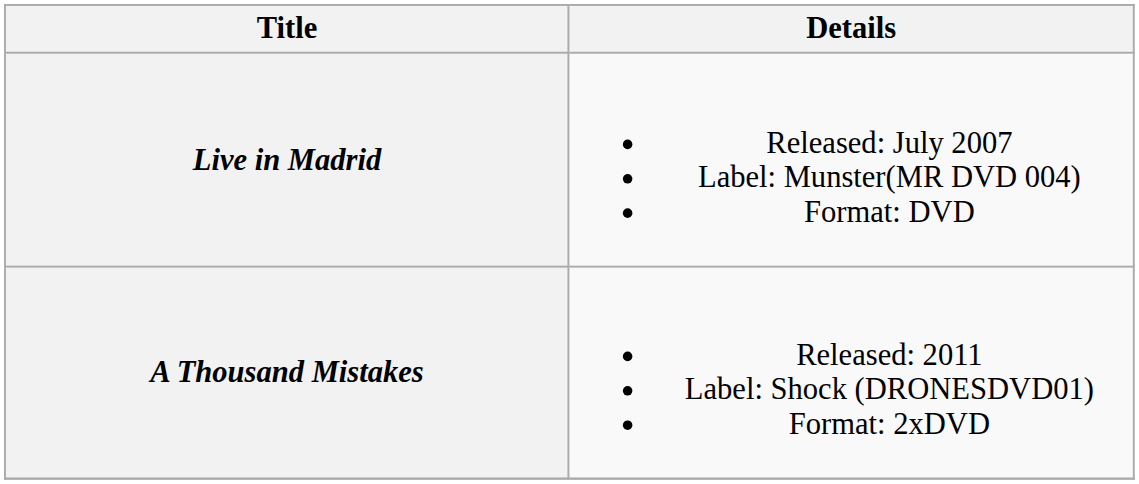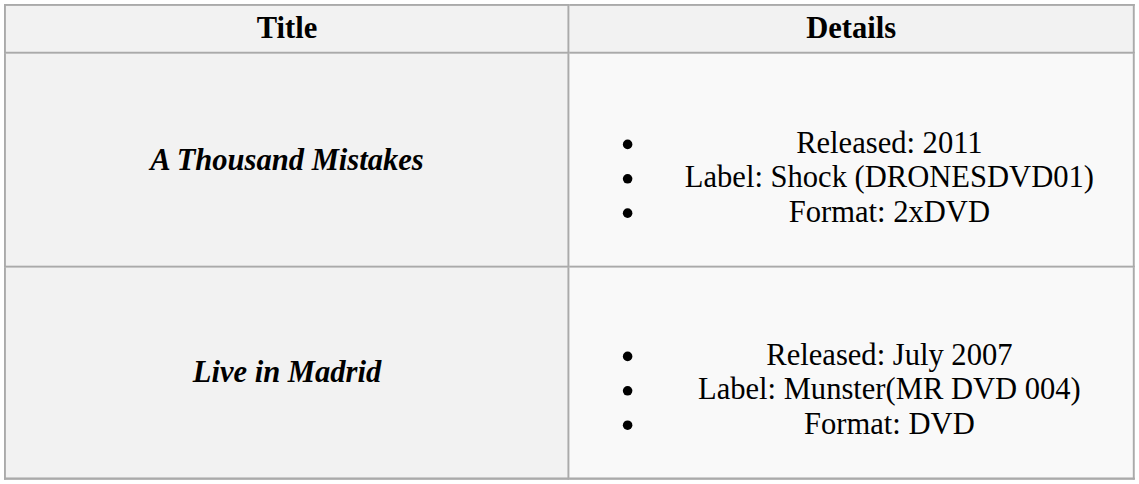rows swapped: (287, 159) <-> (287, 372)
